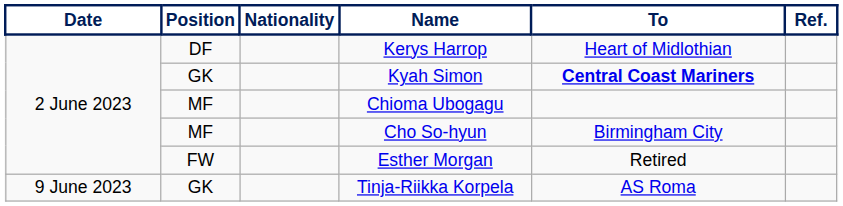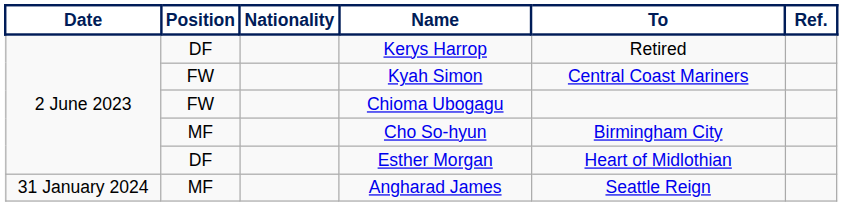(658, 49) Heart of Midlothian -> (658, 49) Retired
(200, 77) GK -> (200, 77) FW
(658, 77) bold -> (658, 77) normal
(200, 105) MF -> (200, 105) FW
(200, 160) FW -> (200, 160) DF
(658, 160) Retired -> (658, 160) Heart of Midlothian
- row: (435, 188)
+ row: (435, 188)
